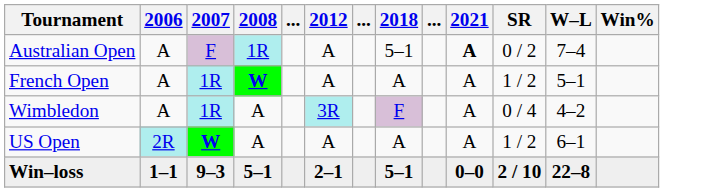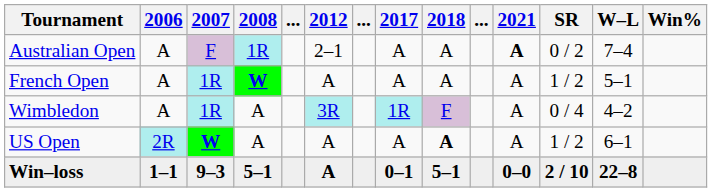+ column: (399, 19)
(328, 50) A -> (328, 50) 2–1
(399, 50) 5–1 -> (446, 50) A
(399, 141) normal -> (446, 141) bold
(328, 171) 2–1 -> (328, 171) A
